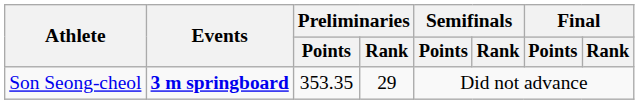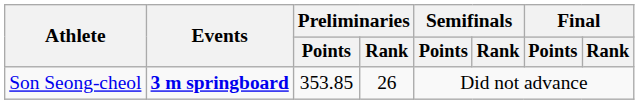(326, 83) 353.35 -> (326, 83) 353.85
(387, 83) 29 -> (387, 83) 26
